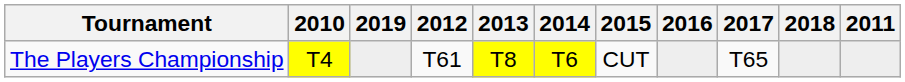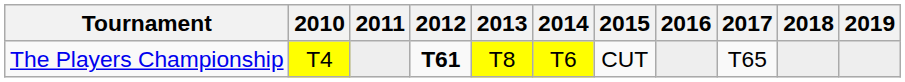columns swapped: (870, 23) <-> (381, 23)
(442, 59) normal -> (441, 59) bold
